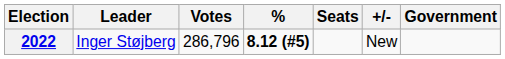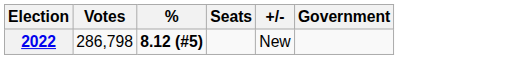- column: (126, 16)
(211, 41) 286,796 -> (105, 41) 286,798
